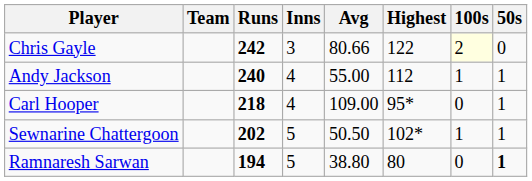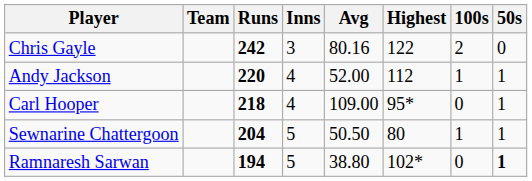(349, 47) 80.66 -> (349, 47) 80.16
(459, 47) lightyellow background -> (459, 47) no background
(251, 76) 240 -> (251, 76) 220
(349, 76) 55.00 -> (349, 76) 52.00
(251, 133) 202 -> (251, 133) 204
(405, 133) 102* -> (396, 133) 80
(396, 162) 80 -> (405, 162) 102*
